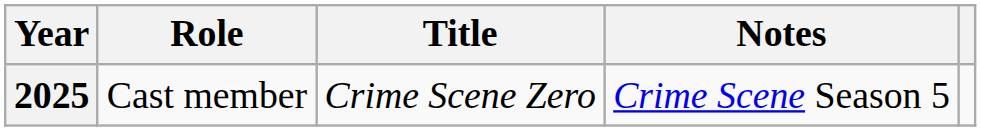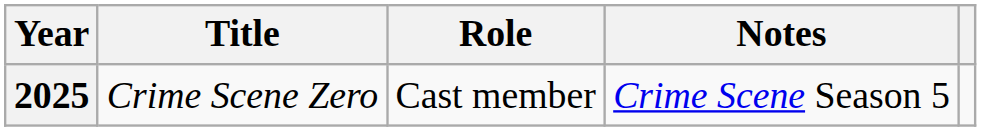columns swapped: (460, 34) <-> (207, 34)
